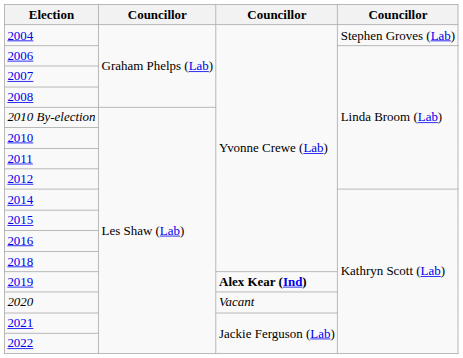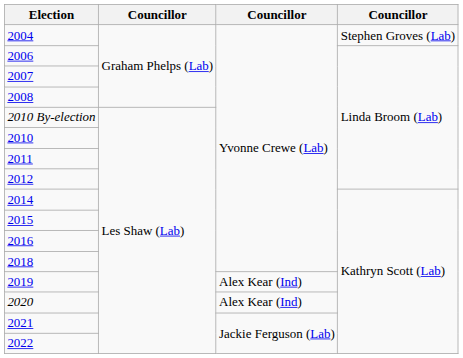(263, 281) bold -> (260, 281) normal
(237, 302) Vacant -> (260, 302) Alex Kear (Ind)
